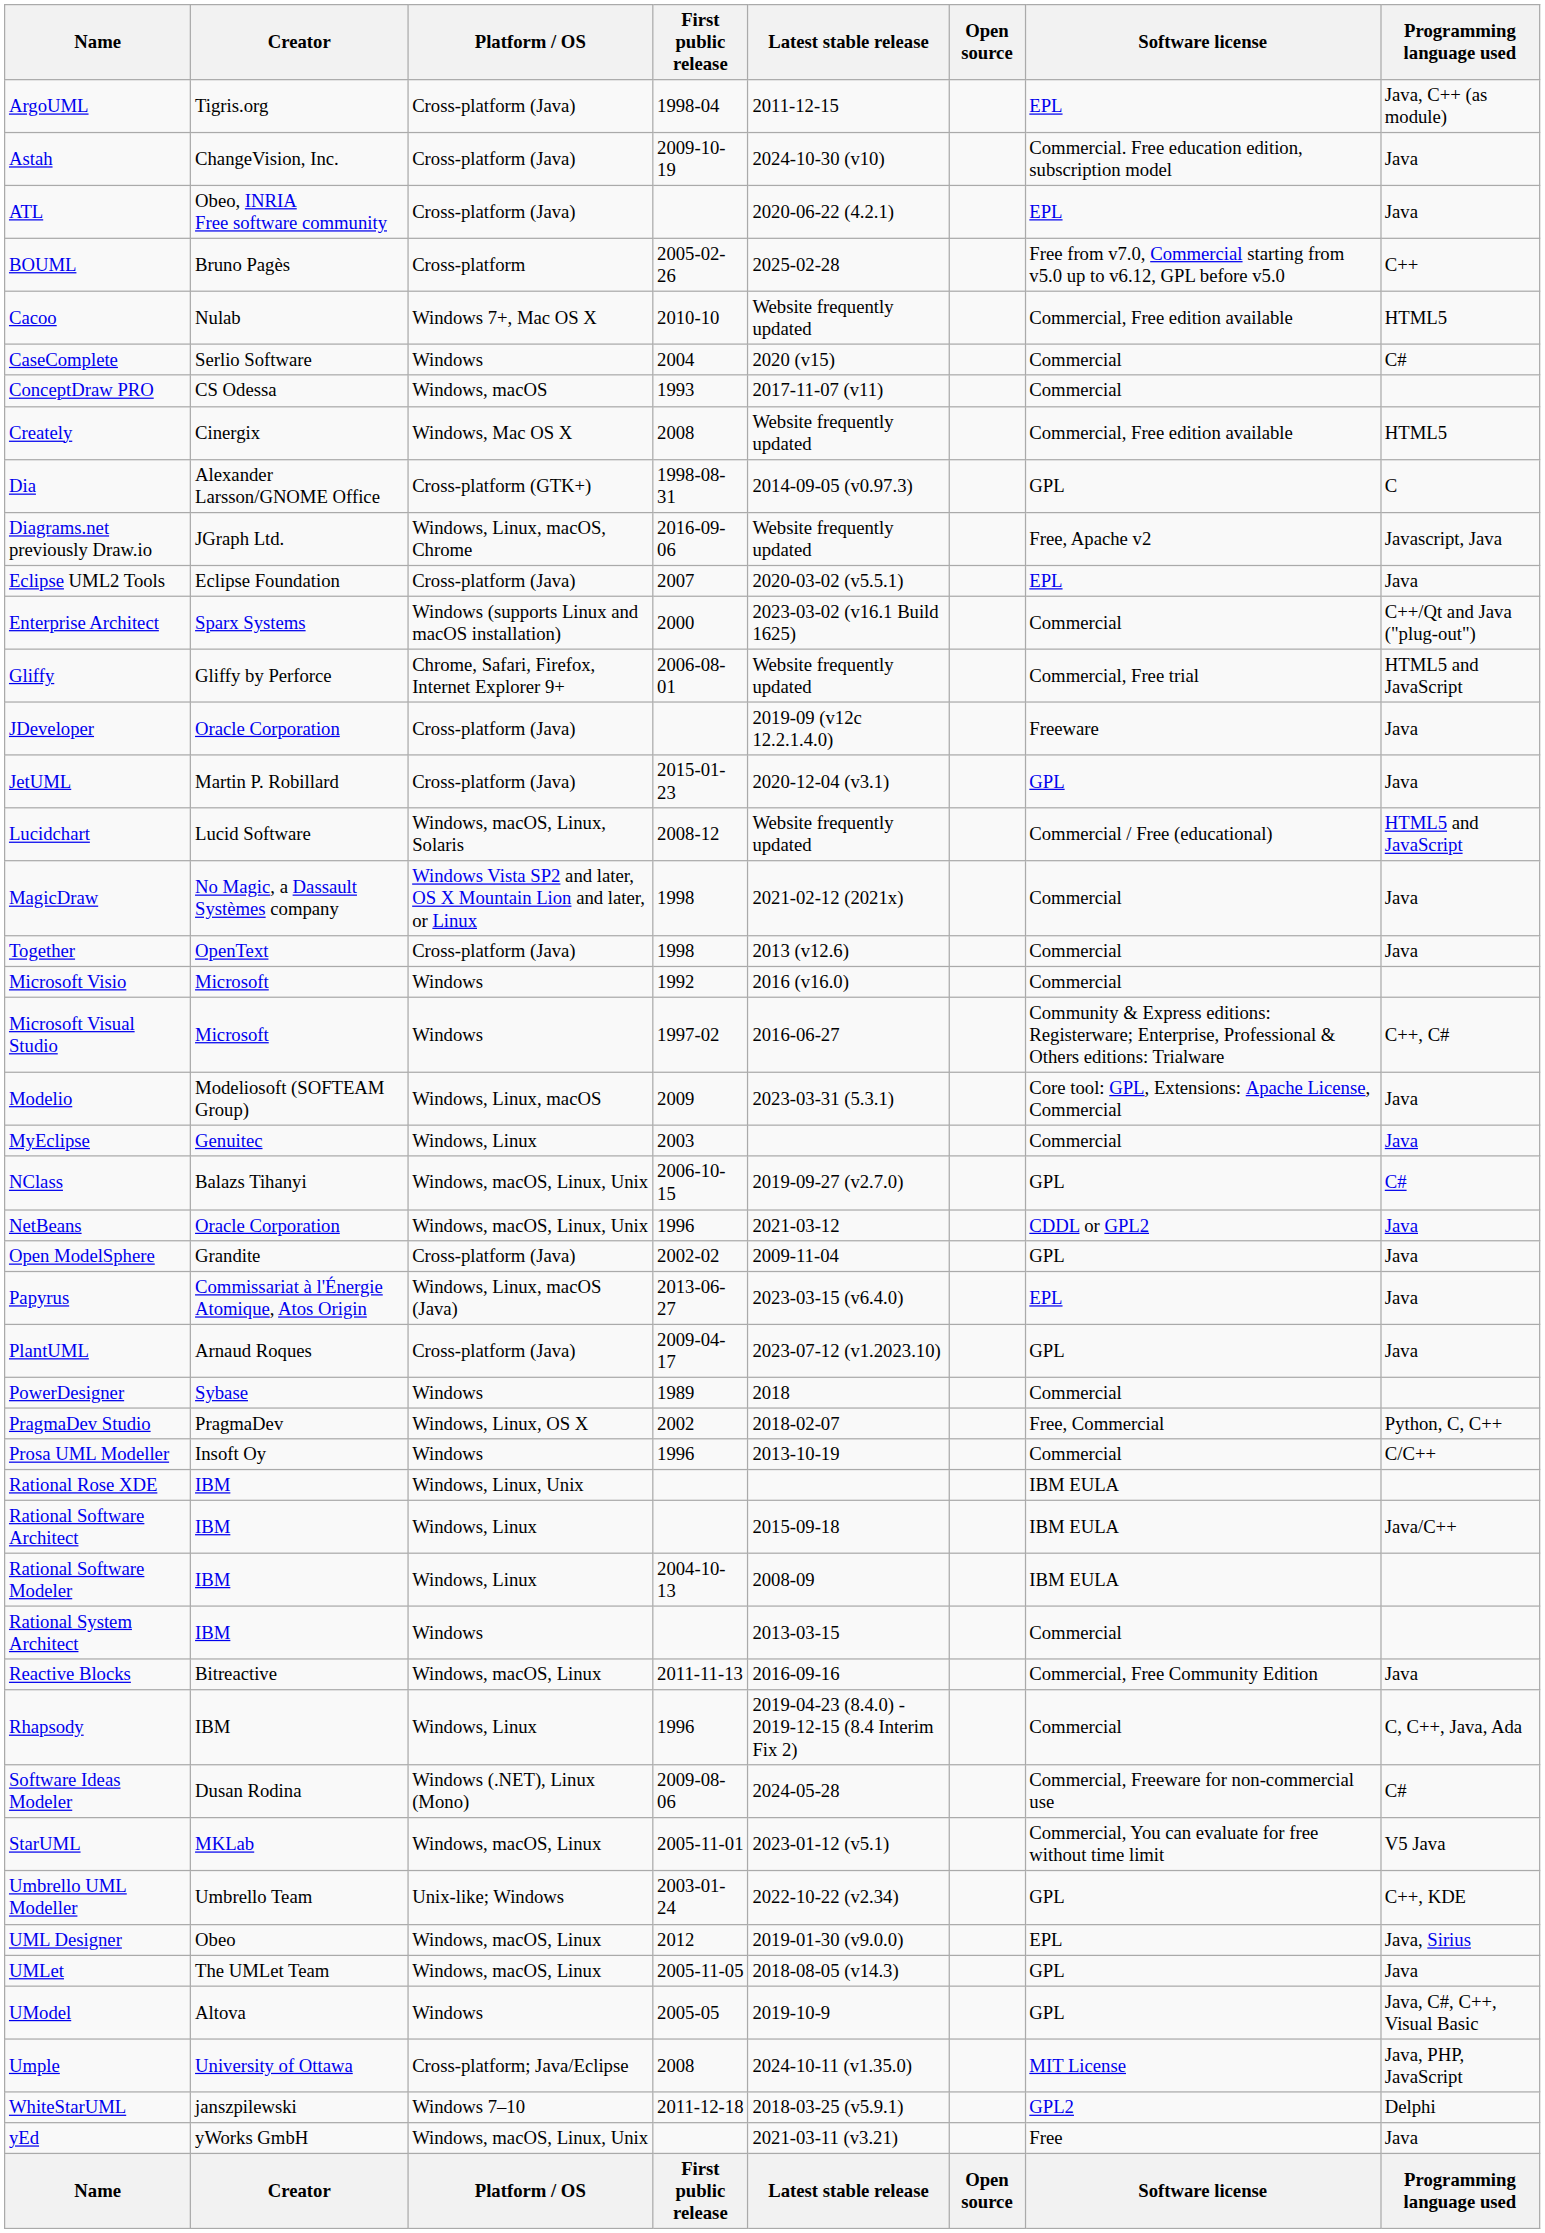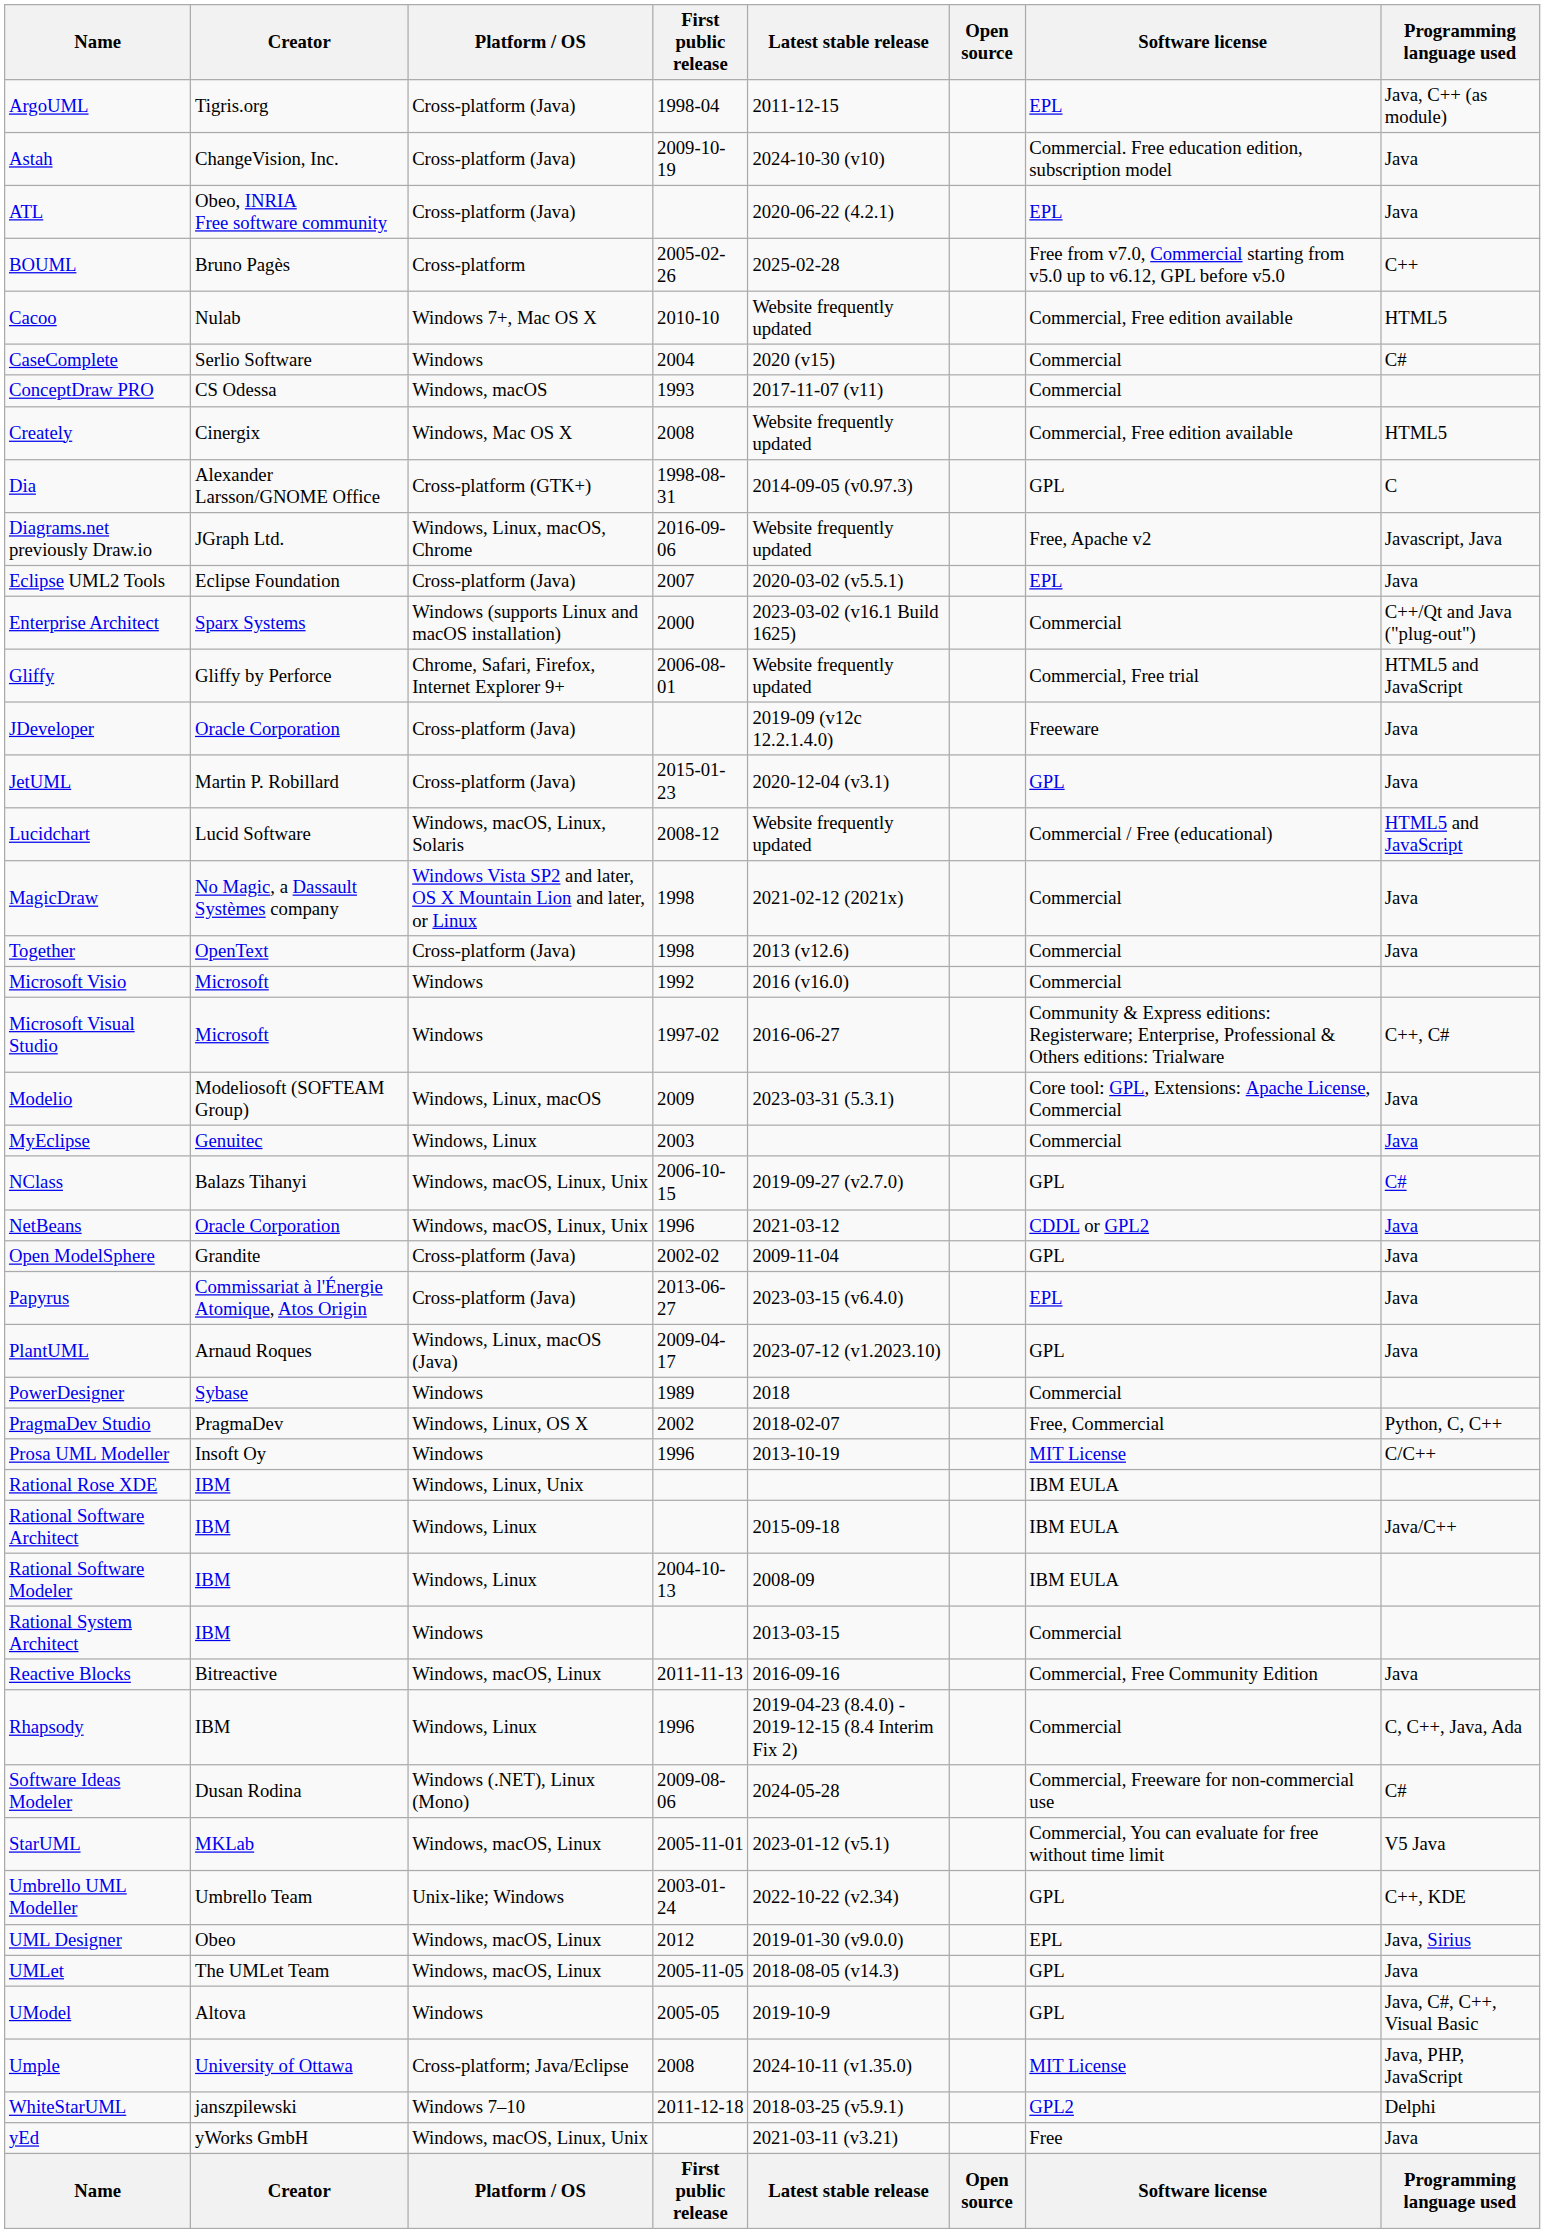(507, 1297) Windows, Linux, macOS (Java) -> (494, 1297) Cross-platform (Java)
(494, 1350) Cross-platform (Java) -> (507, 1350) Windows, Linux, macOS (Java)
(1075, 1454) Commercial -> (1078, 1454) MIT License
